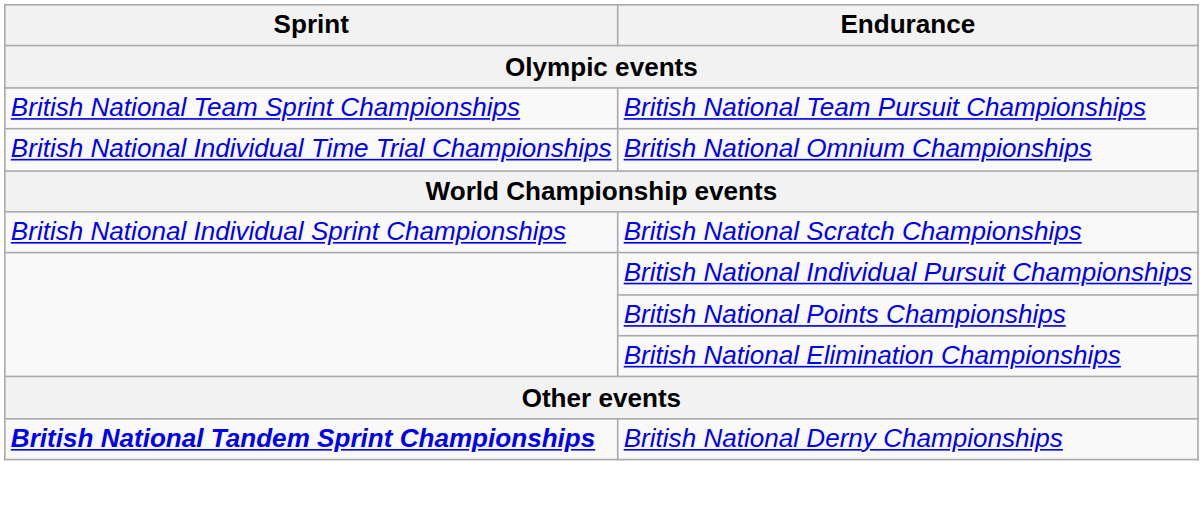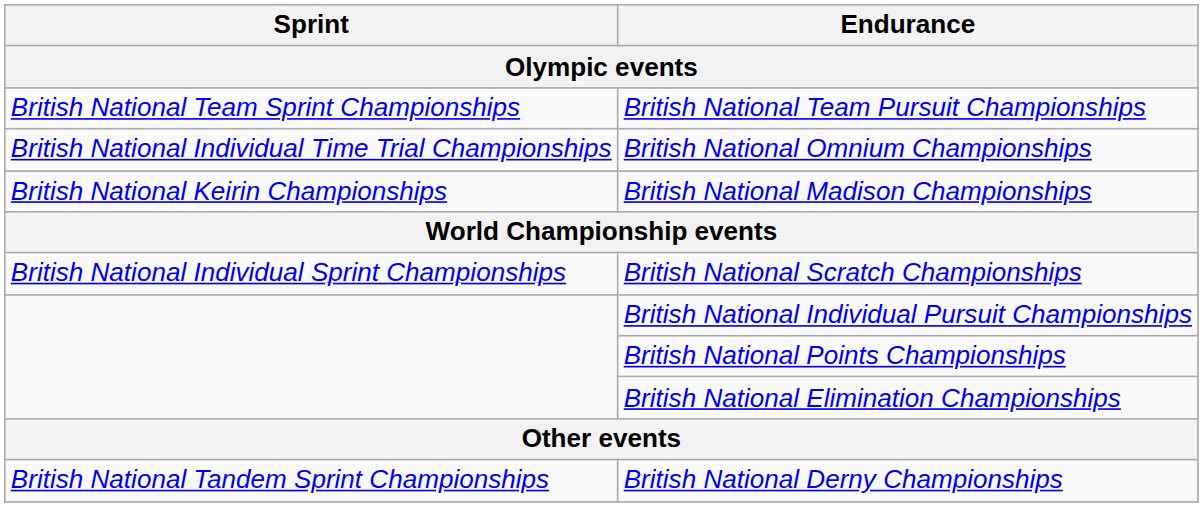+ row: (858, 190)
(303, 438) bold -> (280, 480) normal
